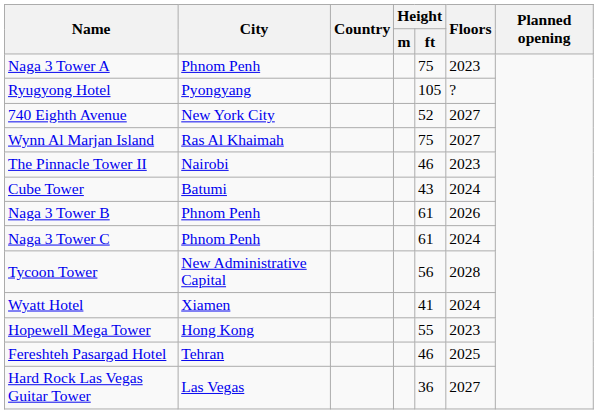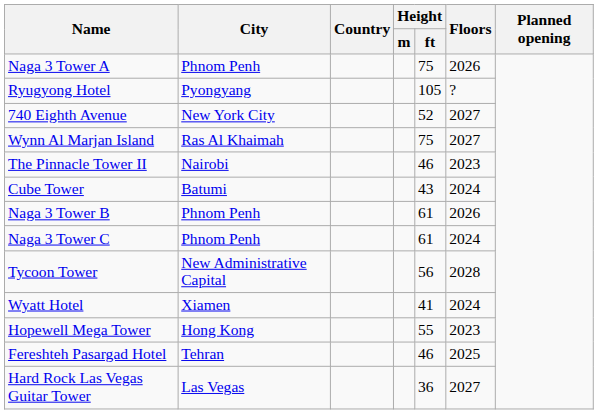(465, 66) 2023 -> (465, 66) 2026
